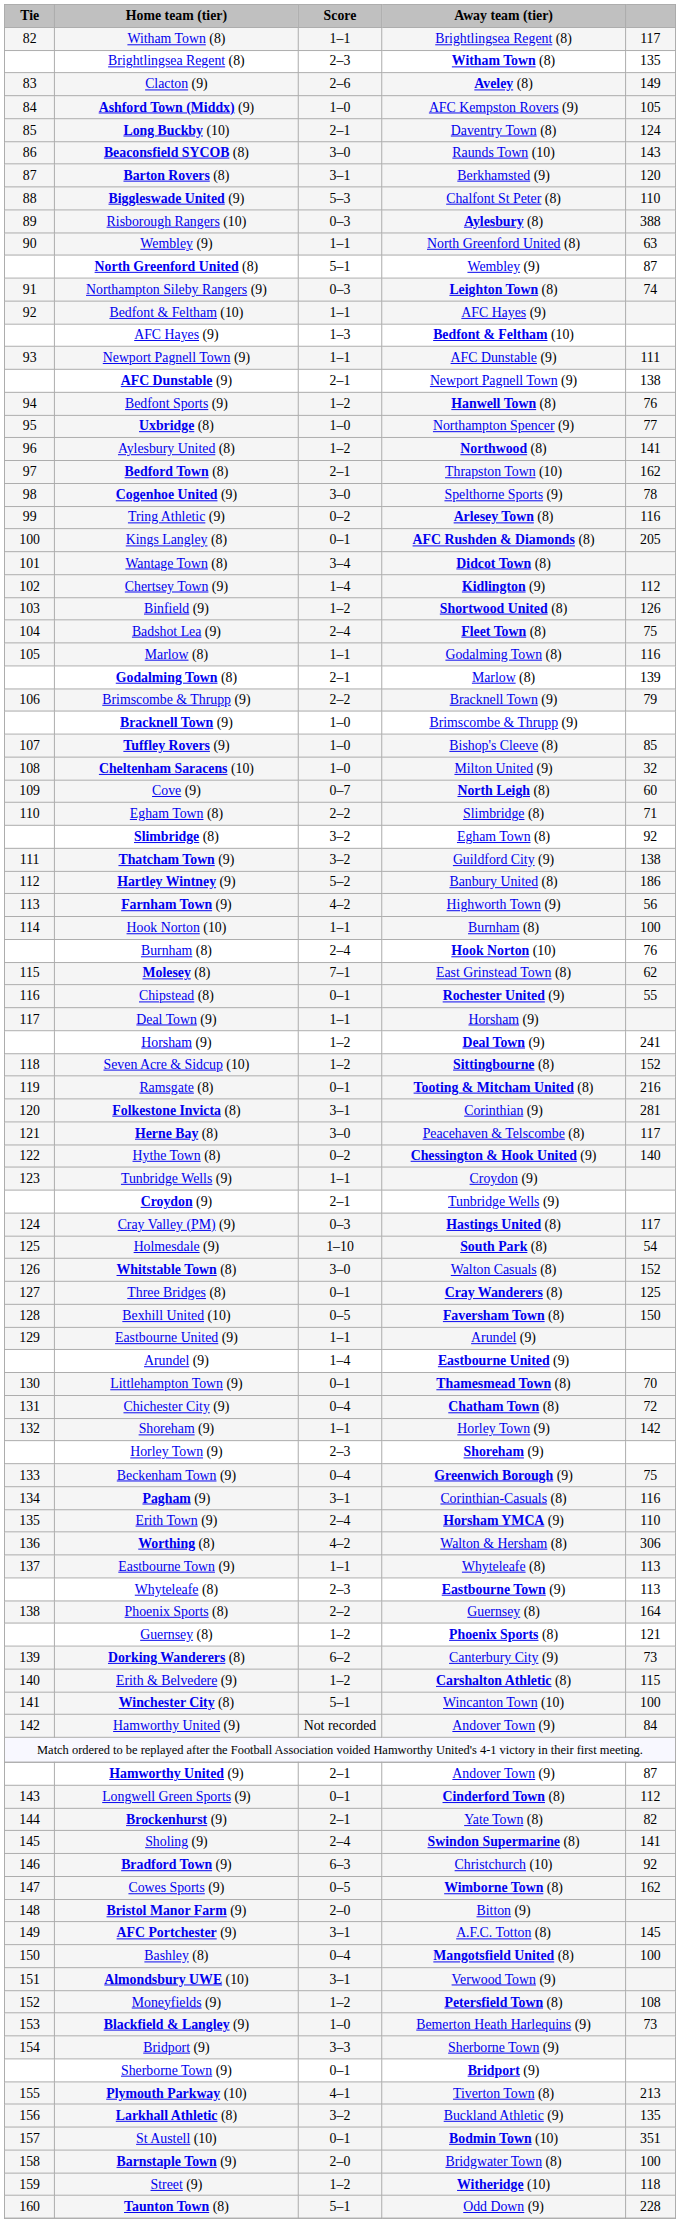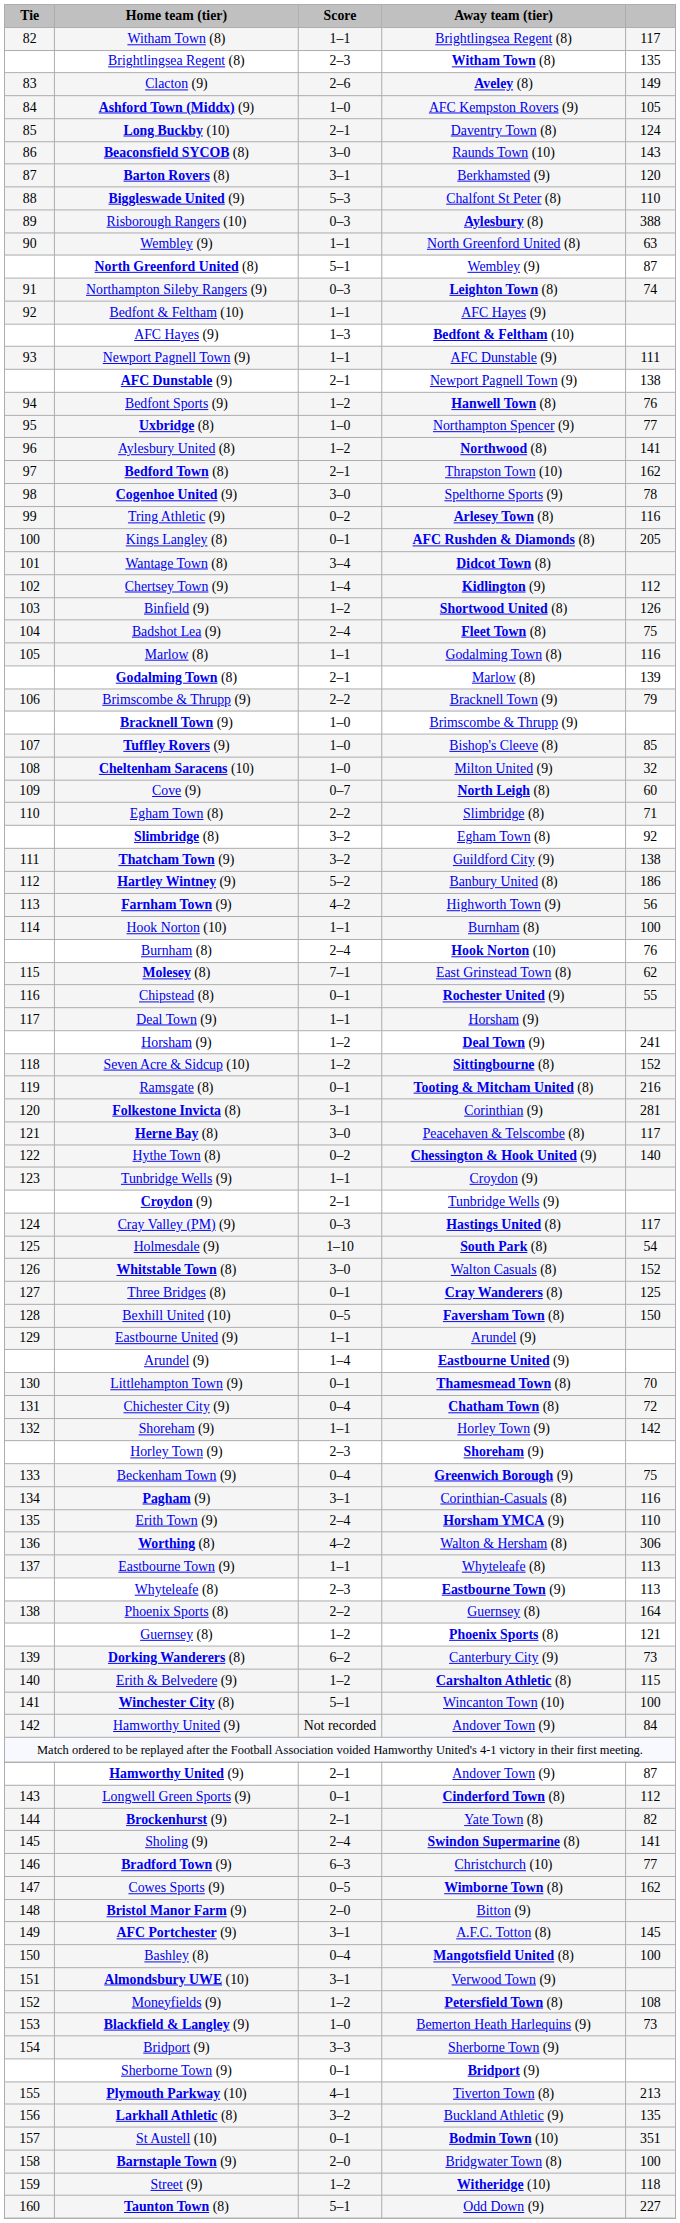(650, 1865) 92 -> (650, 1865) 77
(650, 2207) 228 -> (650, 2207) 227
